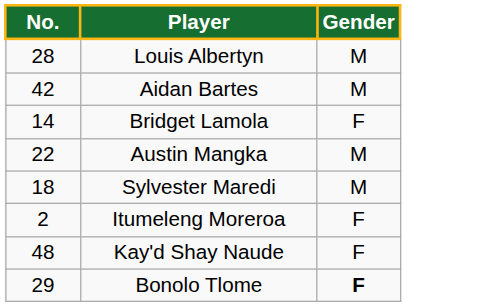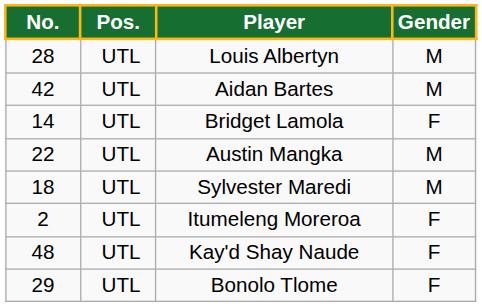+ column: (118, 22)
(359, 285) bold -> (434, 285) normal
